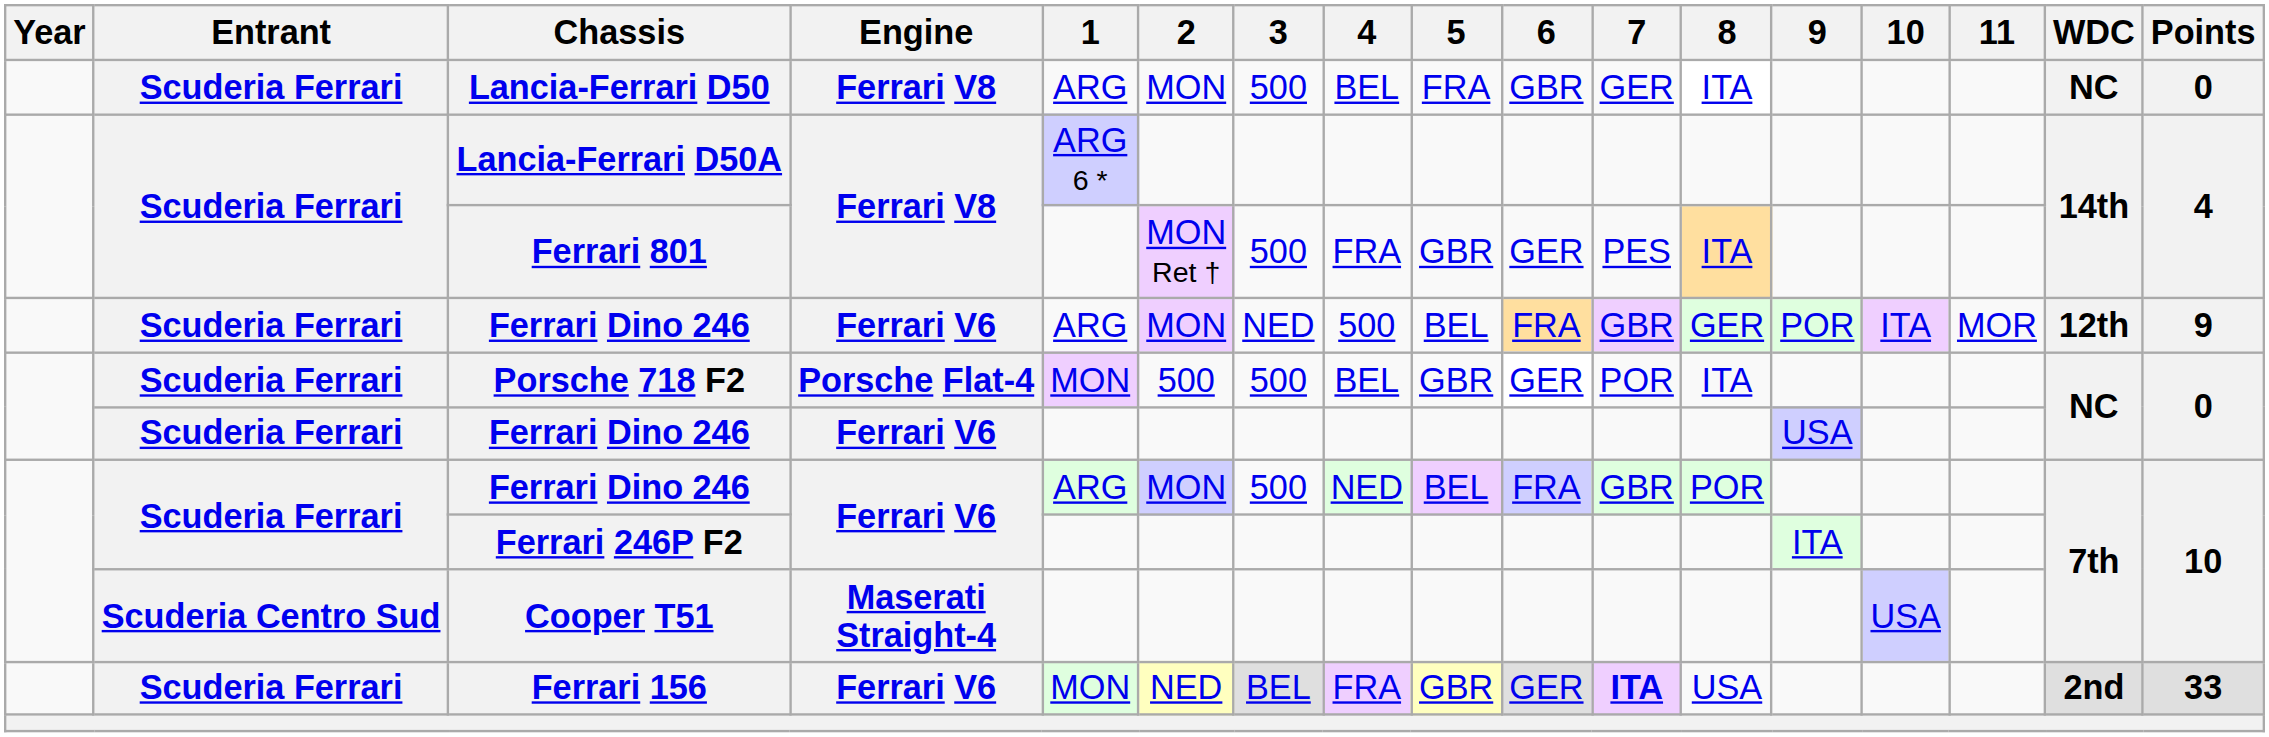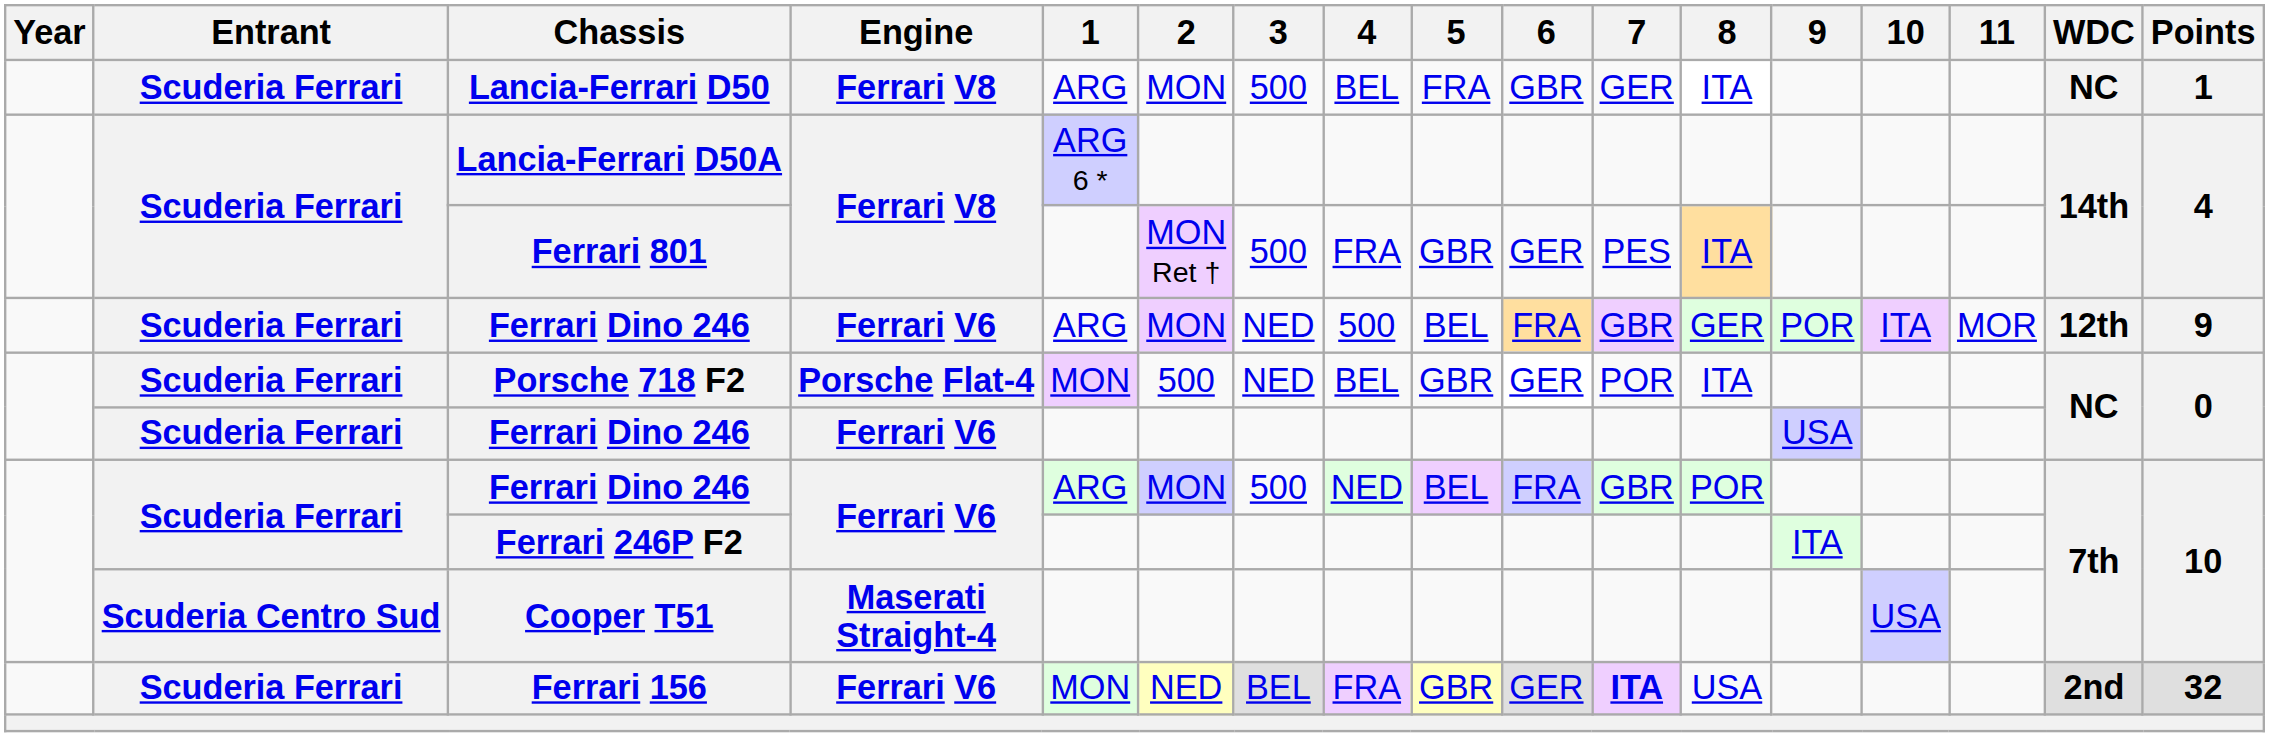(2203, 87) 0 -> (2203, 87) 1
(1278, 380) 500 -> (1278, 380) NED
(2203, 688) 33 -> (2203, 688) 32
